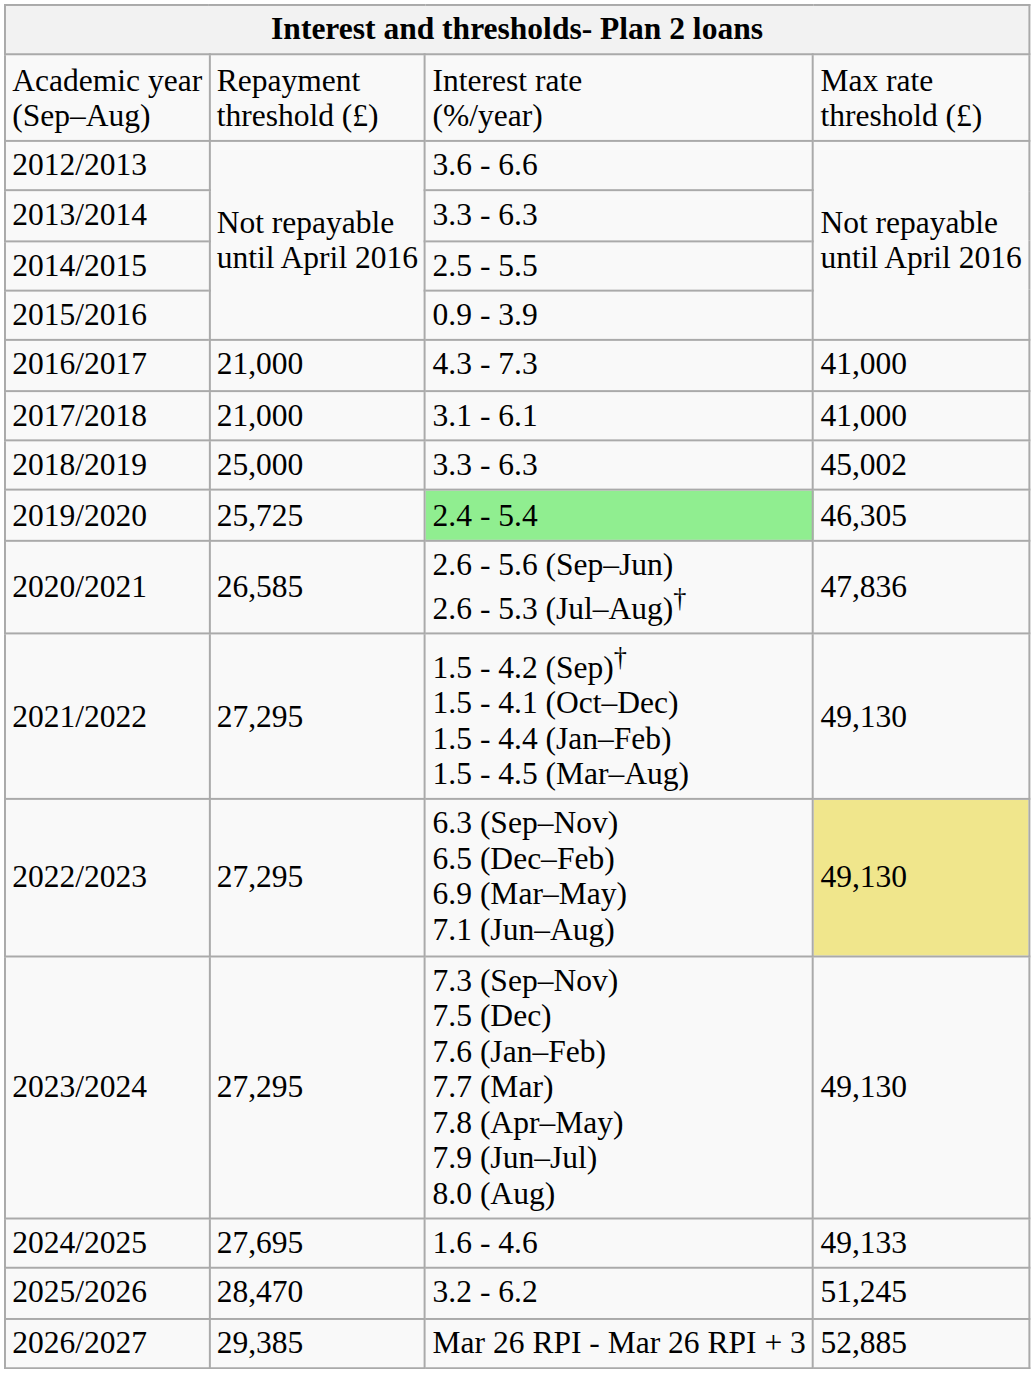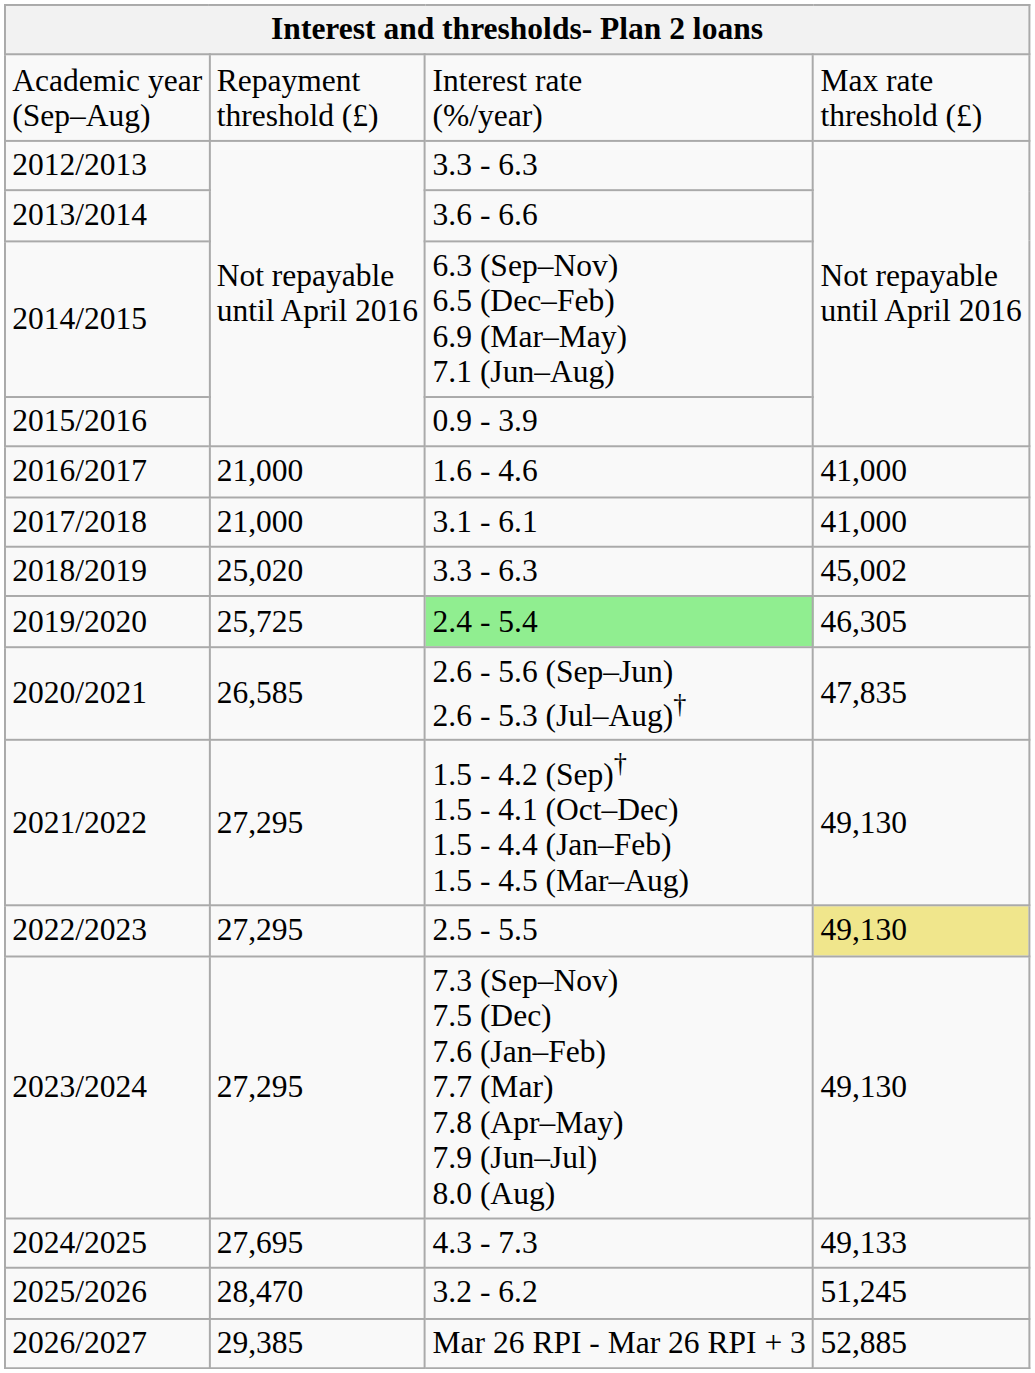(485, 164) 3.6 - 6.6 -> (485, 164) 3.3 - 6.3
(485, 214) 3.3 - 6.3 -> (485, 214) 3.6 - 6.6
(485, 264) 2.5 - 5.5 -> (530, 318) 6.3 (Sep–Nov) 6.5 (Dec–Feb) 6.9 (Mar–May) 7.1 (Jun–Aug)
(485, 364) 4.3 - 7.3 -> (485, 471) 1.6 - 4.6
(260, 464) 25,000 -> (260, 571) 25,020
(864, 586) 47,836 -> (864, 693) 47,835
(530, 876) 6.3 (Sep–Nov) 6.5 (Dec–Feb) 6.9 (Mar–May) 7.1 (Jun–Aug) -> (485, 930) 2.5 - 5.5
(485, 1242) 1.6 - 4.6 -> (485, 1242) 4.3 - 7.3
